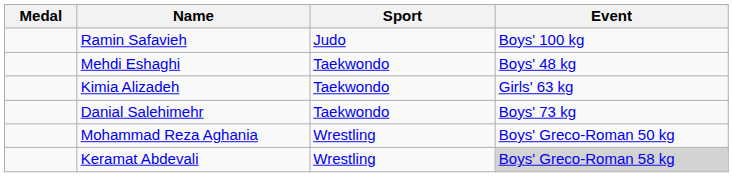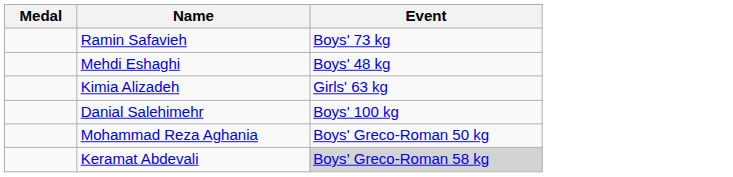- column: (403, 16)
(542, 40) Boys' 100 kg -> (352, 40) Boys' 73 kg
(537, 111) Boys' 73 kg -> (356, 111) Boys' 100 kg
